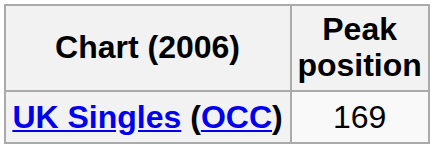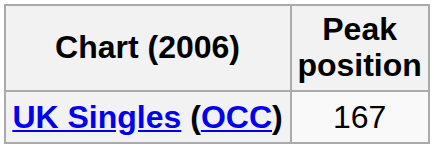(360, 116) 169 -> (360, 116) 167
